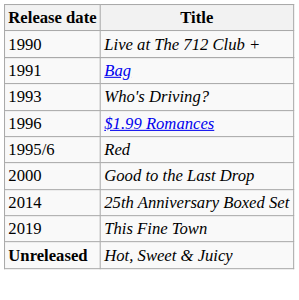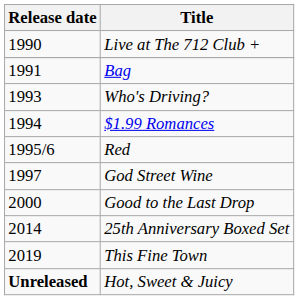(25, 123) 1996 -> (25, 123) 1994
+ row: (159, 176)
